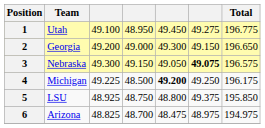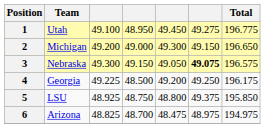(64, 47) Georgia -> (67, 47) Michigan
(67, 81) Michigan -> (64, 81) Georgia
(172, 81) bold -> (172, 81) normal
